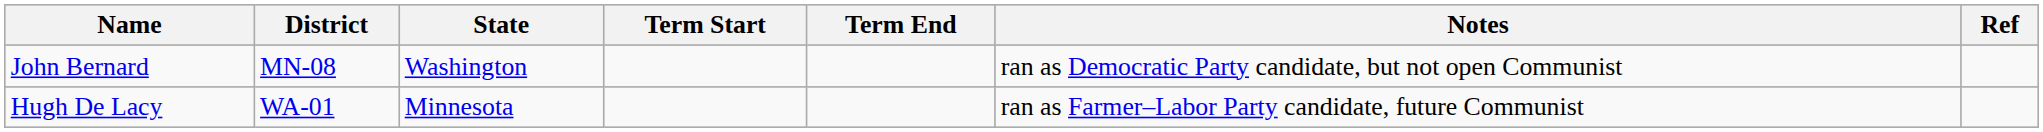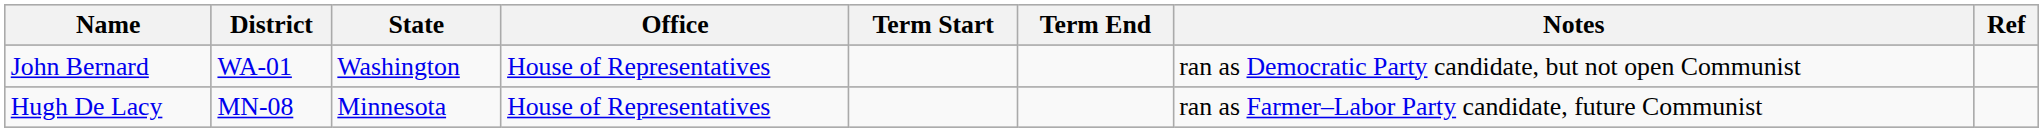+ column: (675, 24)
(298, 65) MN-08 -> (255, 65) WA-01
(297, 106) WA-01 -> (255, 106) MN-08
